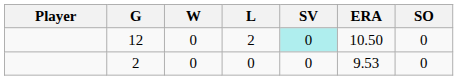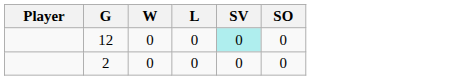- column: (366, 16)
(251, 39) 2 -> (194, 39) 0
